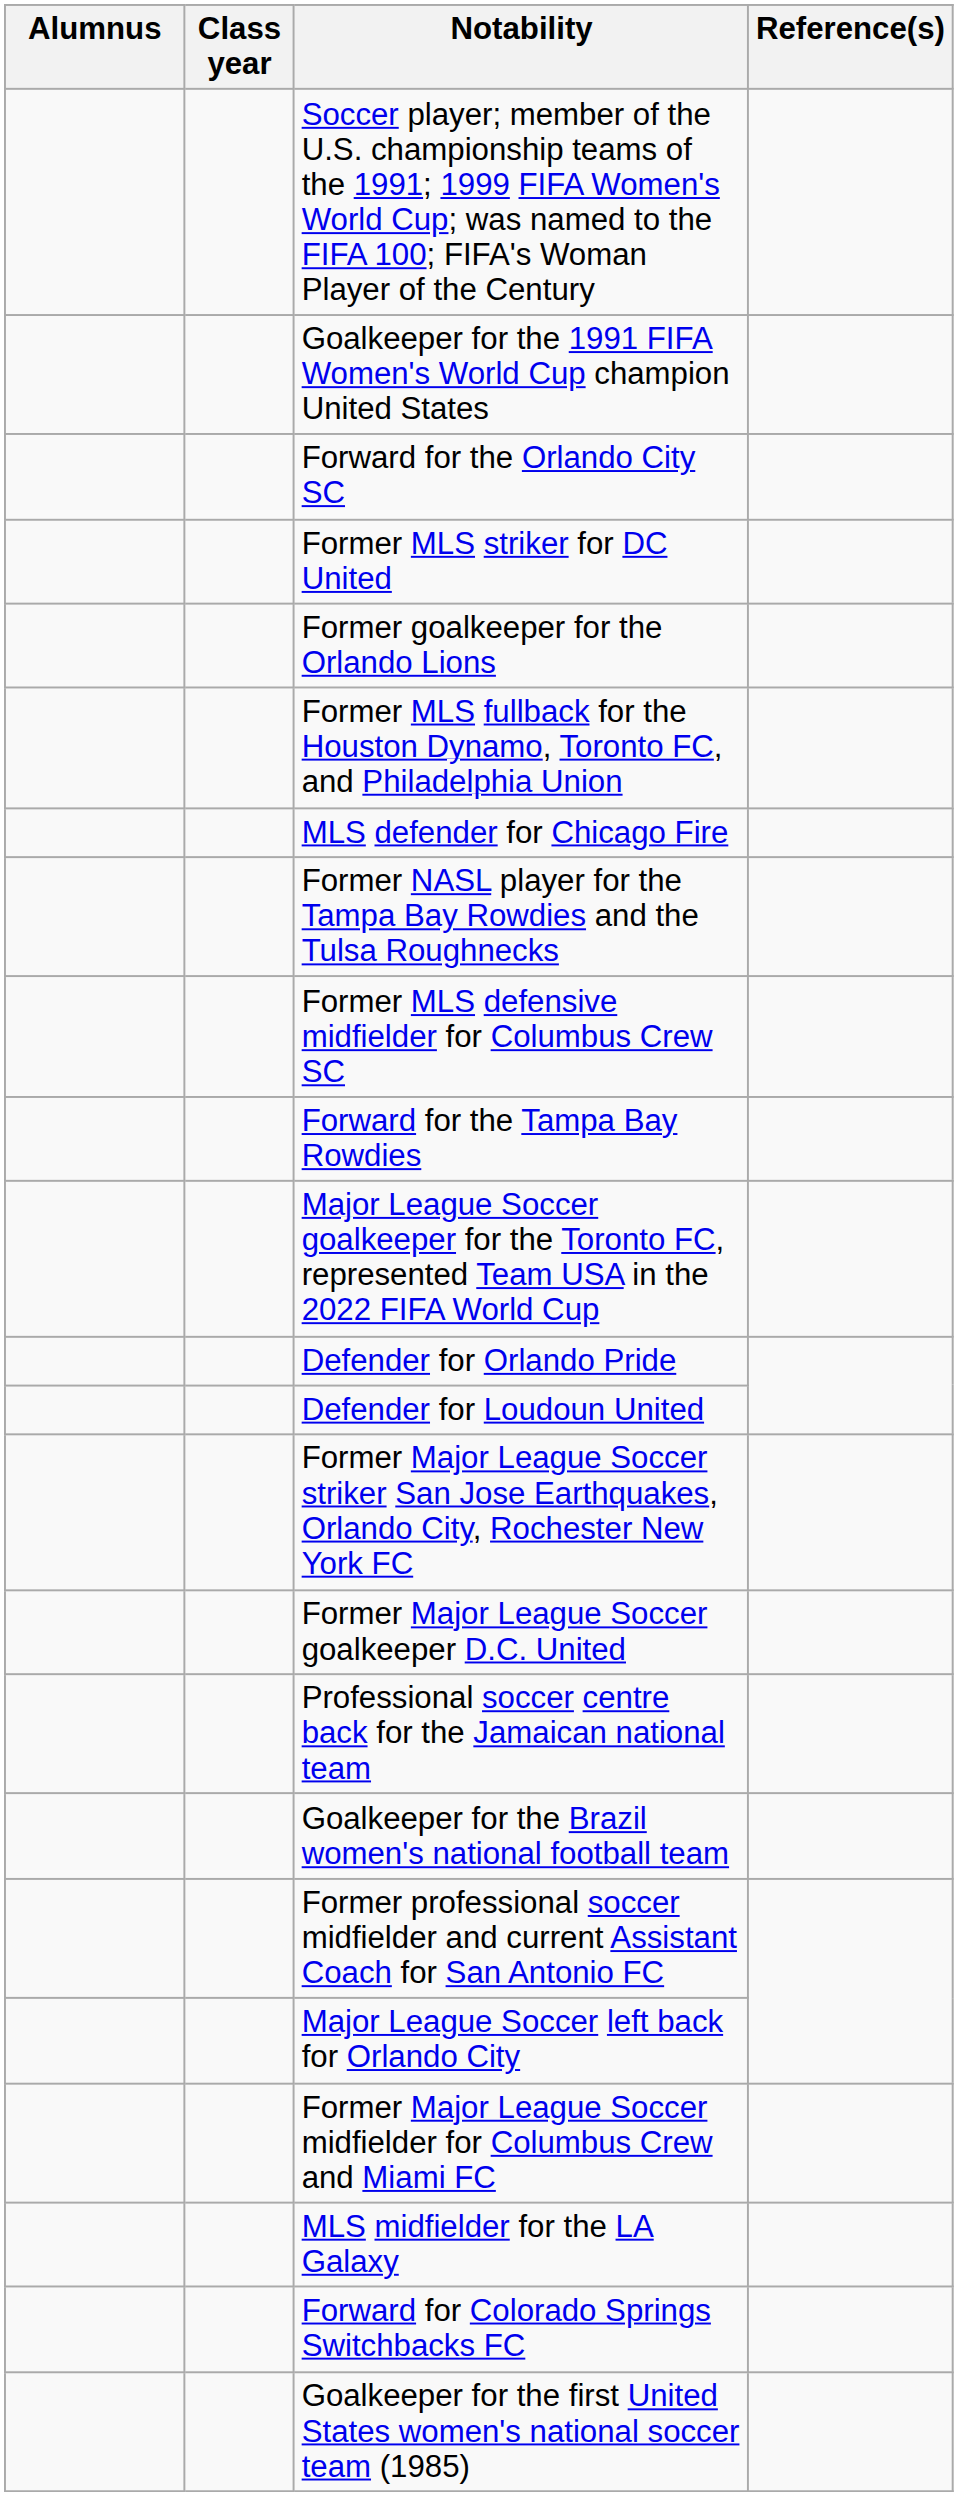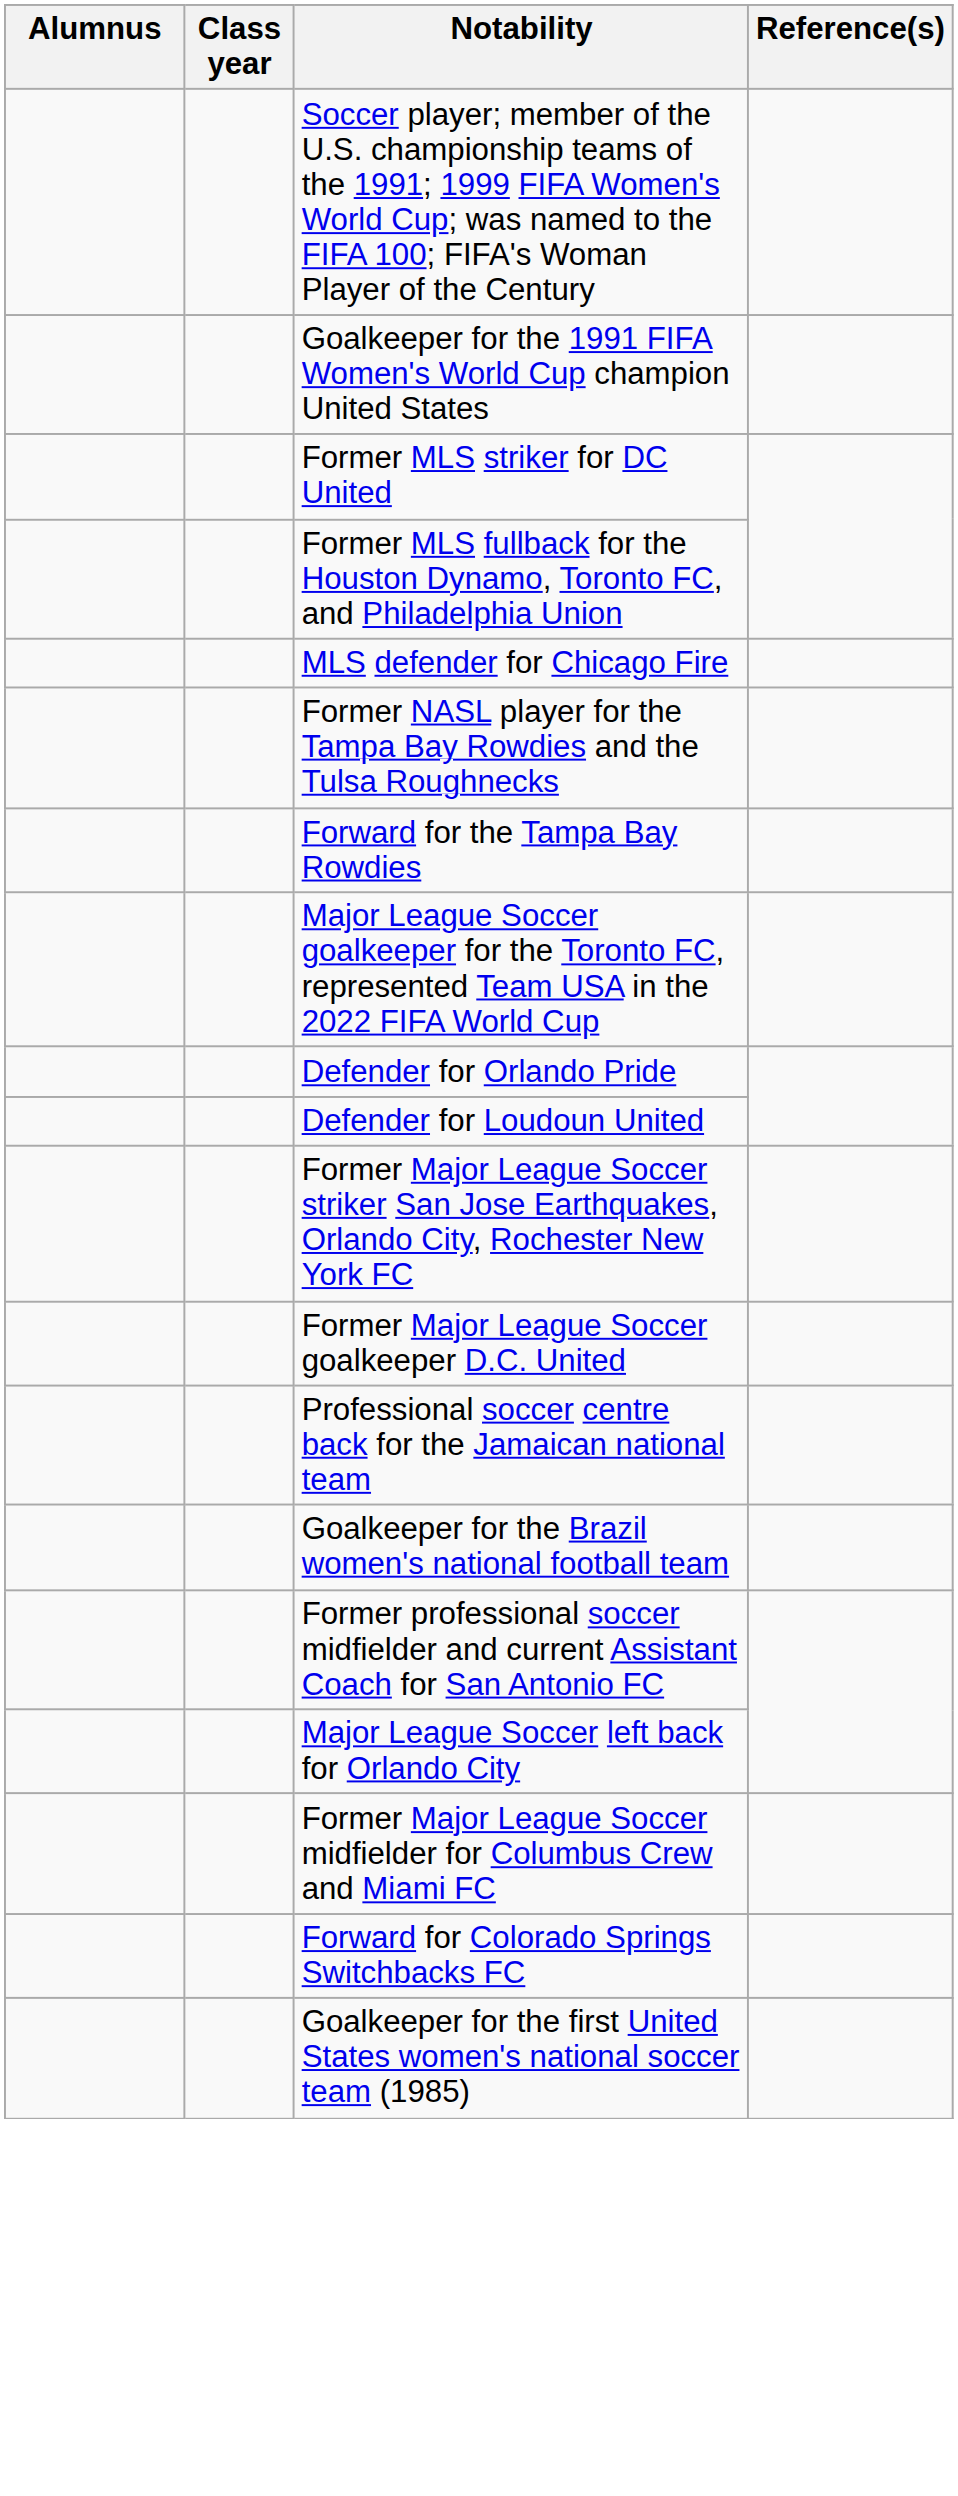- row: (498, 476)
- row: (482, 645)
- row: (507, 1036)
- row: (478, 2244)
